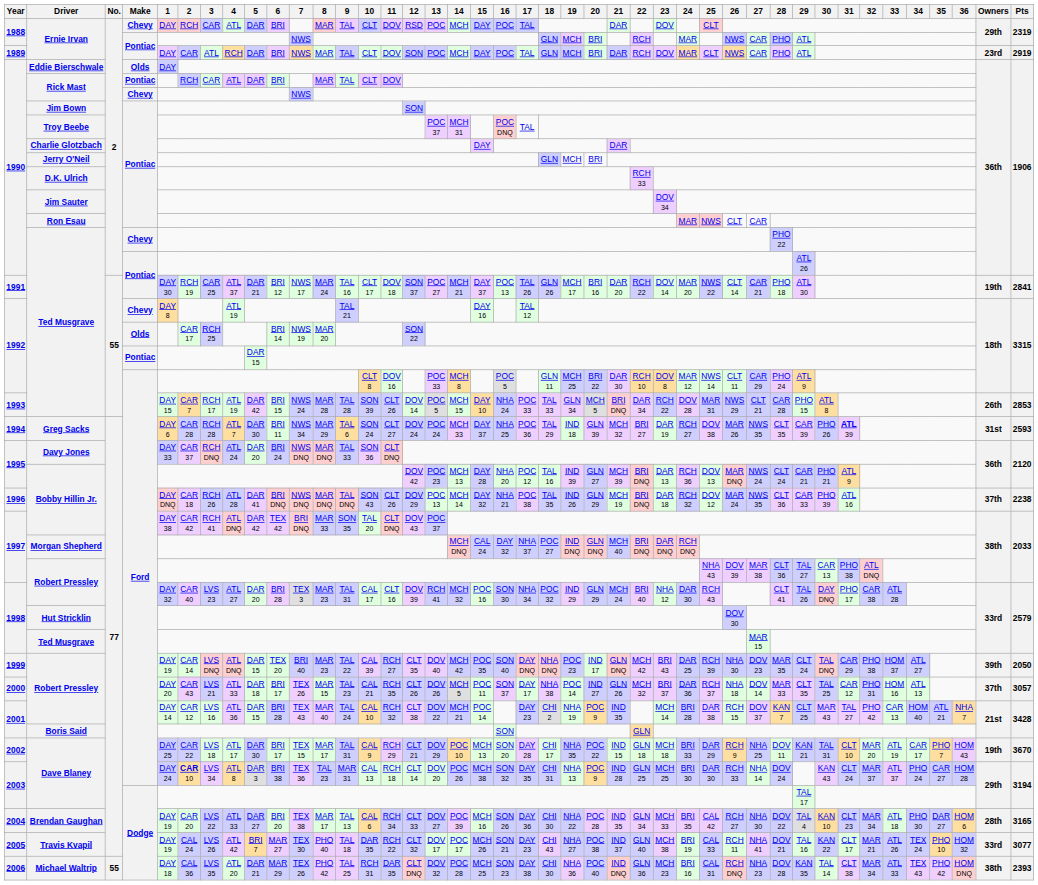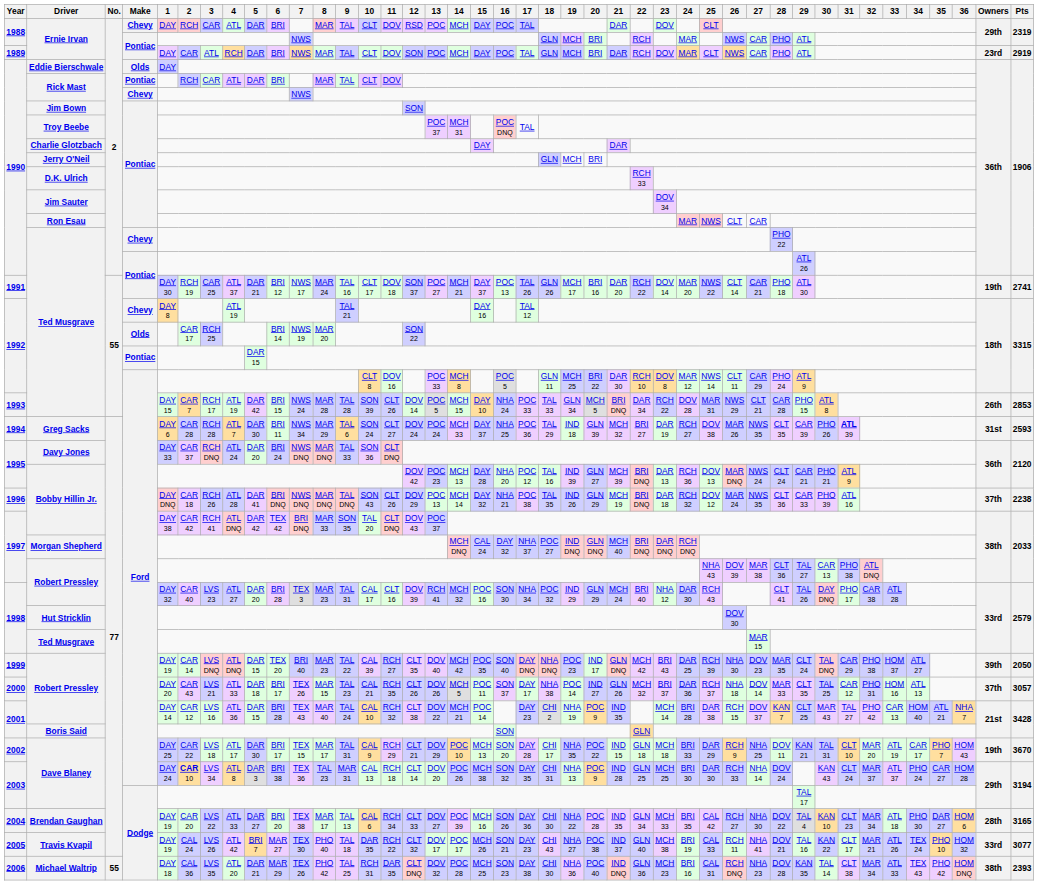(1022, 287) 2841 -> (1022, 287) 2741
